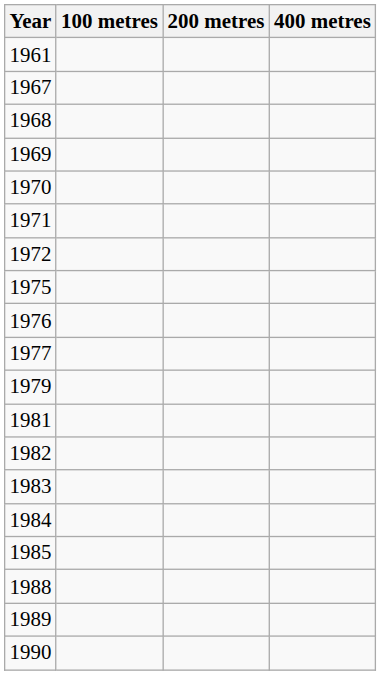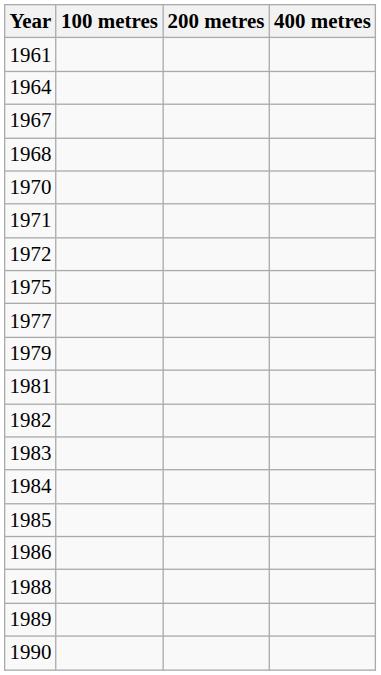+ row: (30, 87)
- row: (30, 154)
- row: (30, 320)
+ row: (30, 552)
